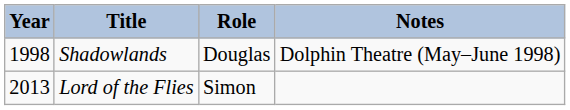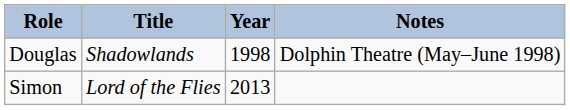columns swapped: (30, 21) <-> (237, 21)
